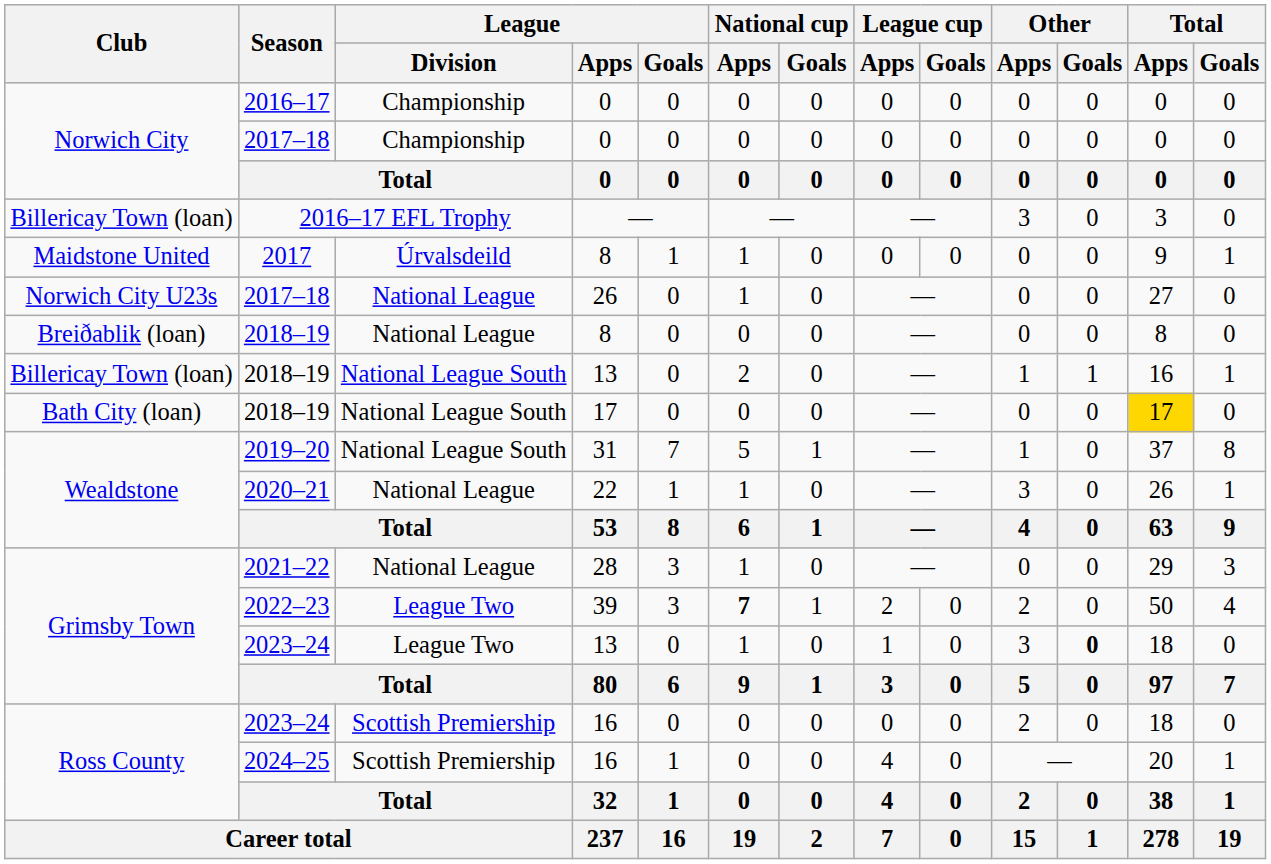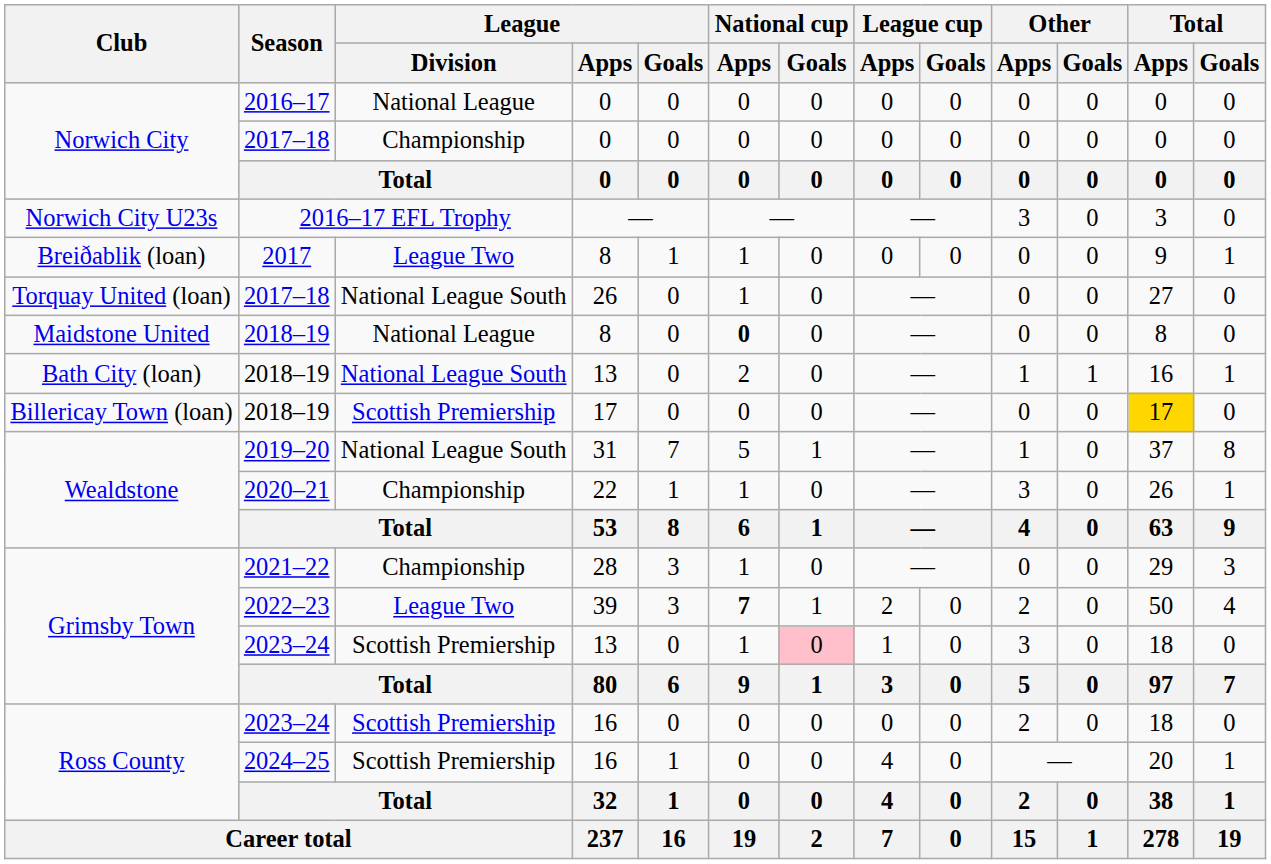(454, 101) Championship -> (454, 101) National League
(121, 218) Billericay Town (loan) -> (121, 218) Norwich City U23s
(121, 256) Maidstone United -> (121, 256) Breiðablik (loan)
(454, 256) Úrvalsdeild -> (454, 256) League Two
(121, 295) Norwich City U23s -> (121, 295) Torquay United (loan)
(454, 295) National League -> (454, 295) National League South
(121, 334) Breiðablik (loan) -> (121, 334) Maidstone United
(744, 334) normal -> (744, 334) bold
(121, 373) Billericay Town (loan) -> (121, 373) Bath City (loan)
(121, 412) Bath City (loan) -> (121, 412) Billericay Town (loan)
(454, 412) National League South -> (454, 412) Scottish Premiership
(454, 489) National League -> (454, 489) Championship
(454, 567) National League -> (454, 567) Championship
(454, 645) League Two -> (454, 645) Scottish Premiership
(817, 645) no background -> (817, 645) pink background
(1092, 645) bold -> (1092, 645) normal
